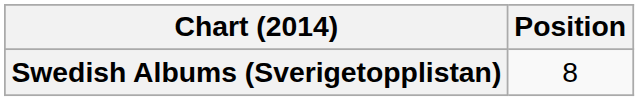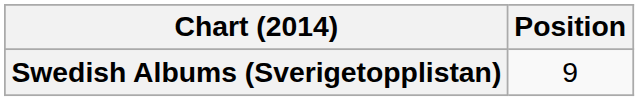(570, 71) 8 -> (570, 71) 9
